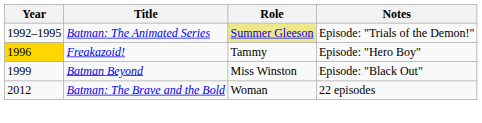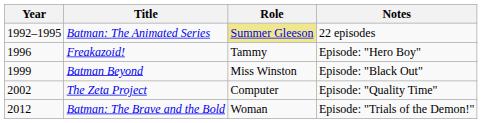(397, 33) Episode: "Trials of the Demon!" -> (347, 33) 22 episodes
(19, 52) gold background -> (19, 52) no background
+ row: (107, 90)
(347, 90) 22 episodes -> (397, 109) Episode: "Trials of the Demon!"
